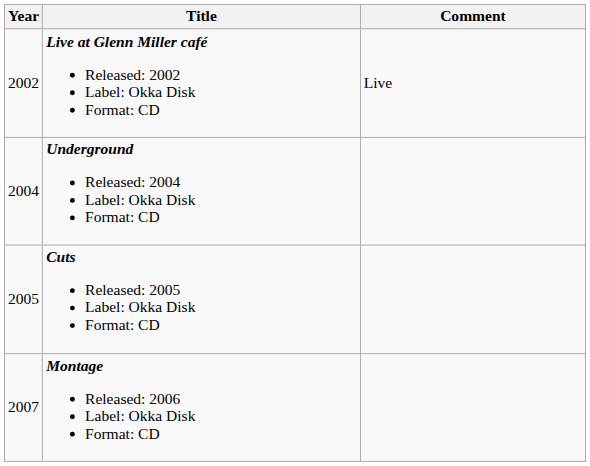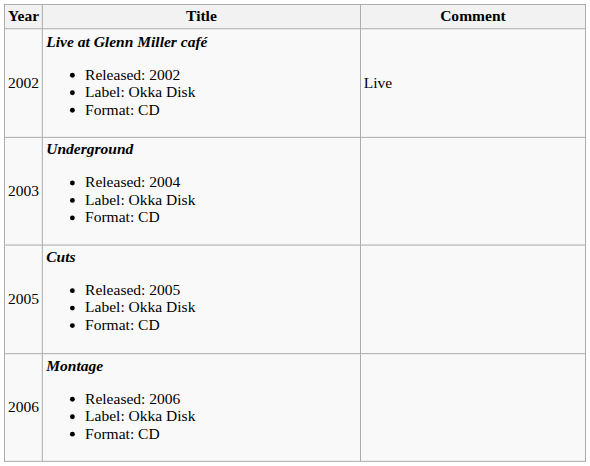(24, 191) 2004 -> (24, 191) 2003
(24, 407) 2007 -> (24, 407) 2006
